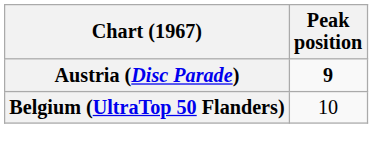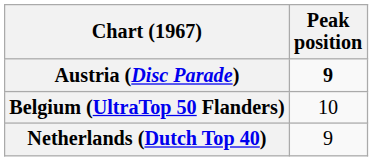+ row: (147, 139)
